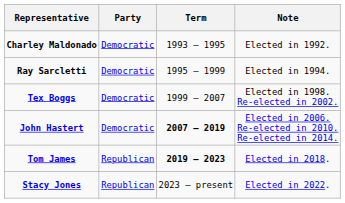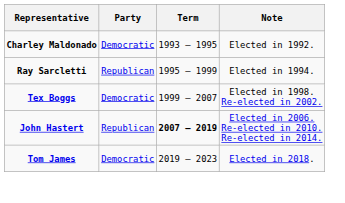(128, 71) Democratic -> (128, 71) Republican
(128, 128) Democratic -> (128, 128) Republican
(128, 158) Republican -> (128, 158) Democratic
(196, 158) bold -> (188, 158) normal
- row: (52, 185)
